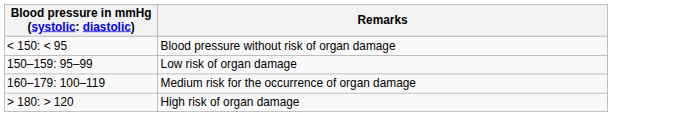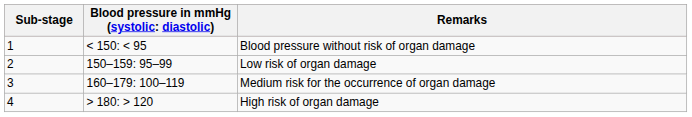+ column: (44, 20)
